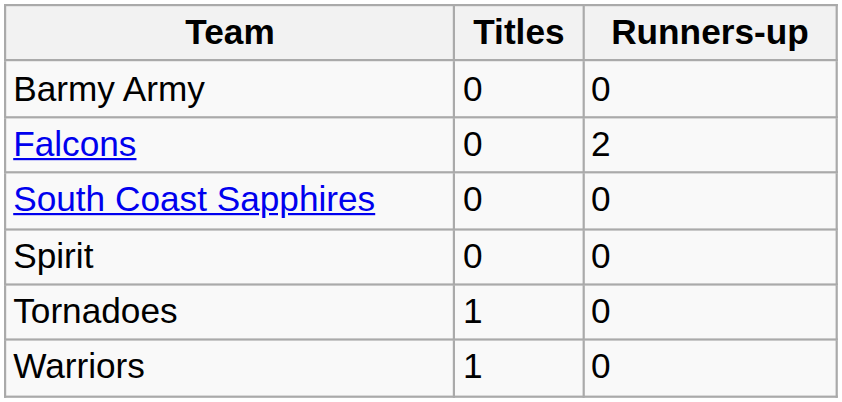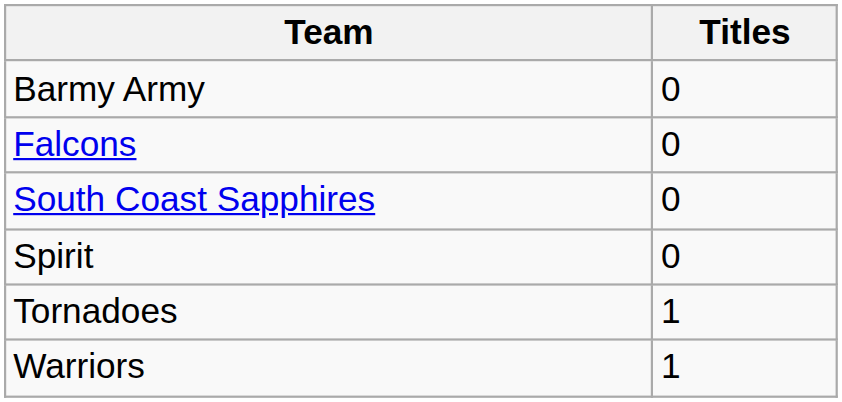- column: (710, 32)
